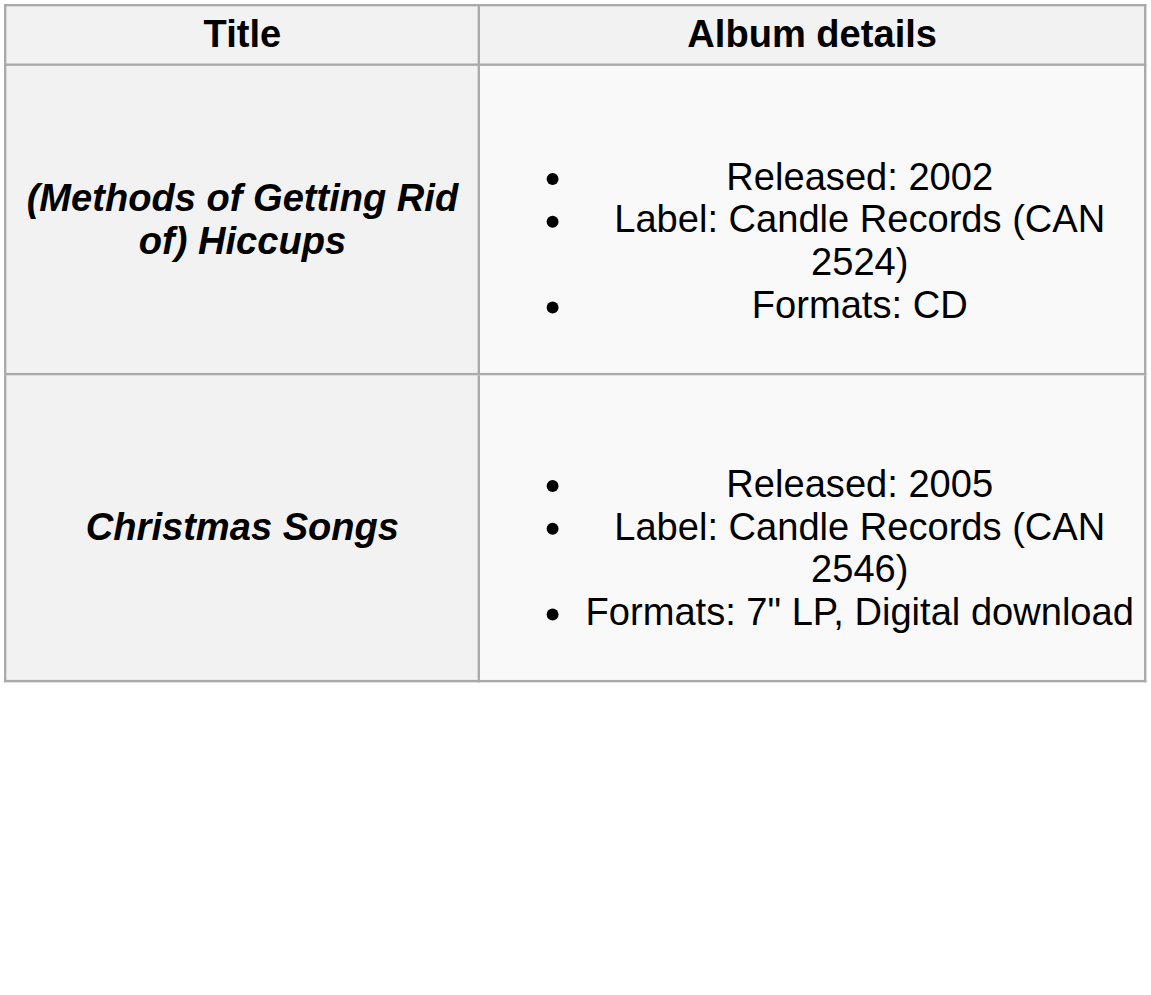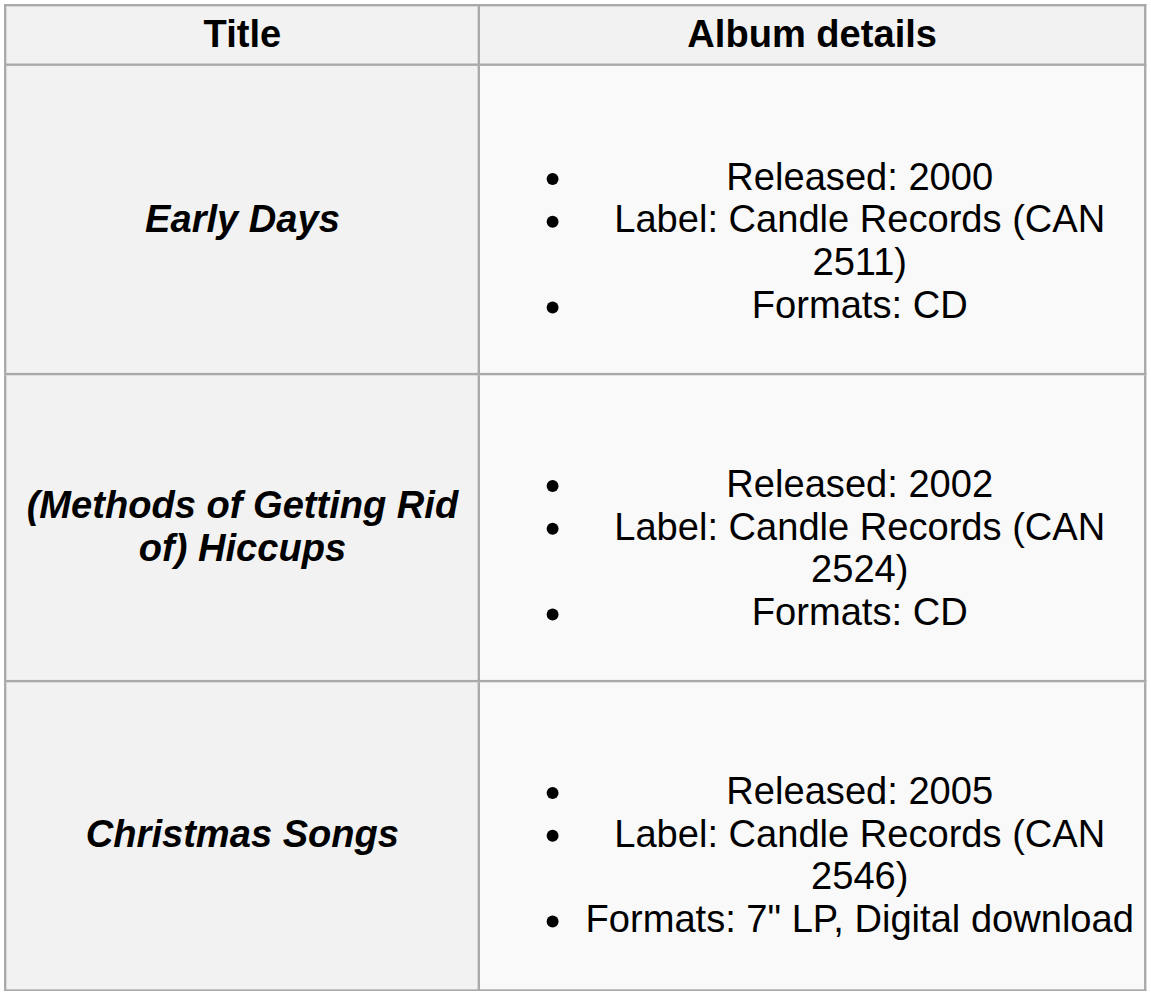+ row: (242, 218)
